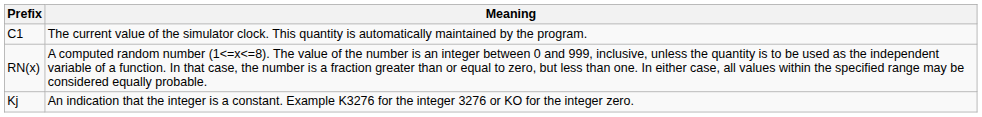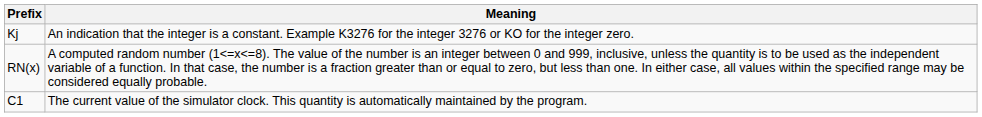rows swapped: (13, 101) <-> (15, 34)
